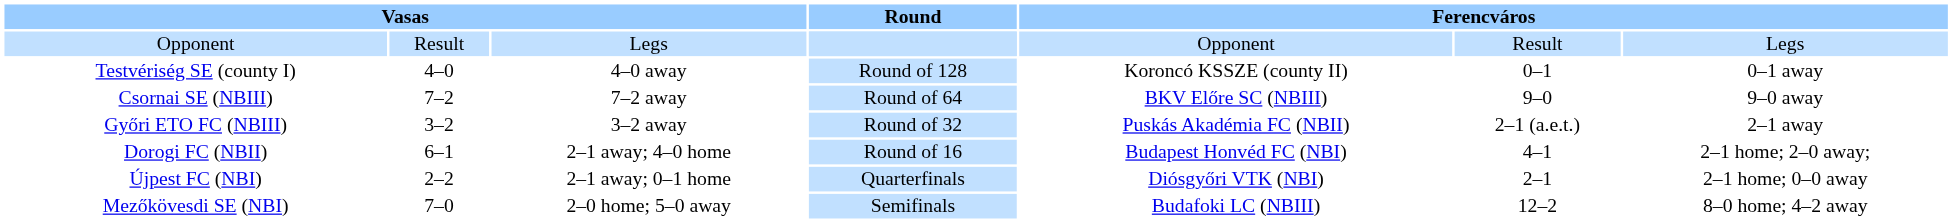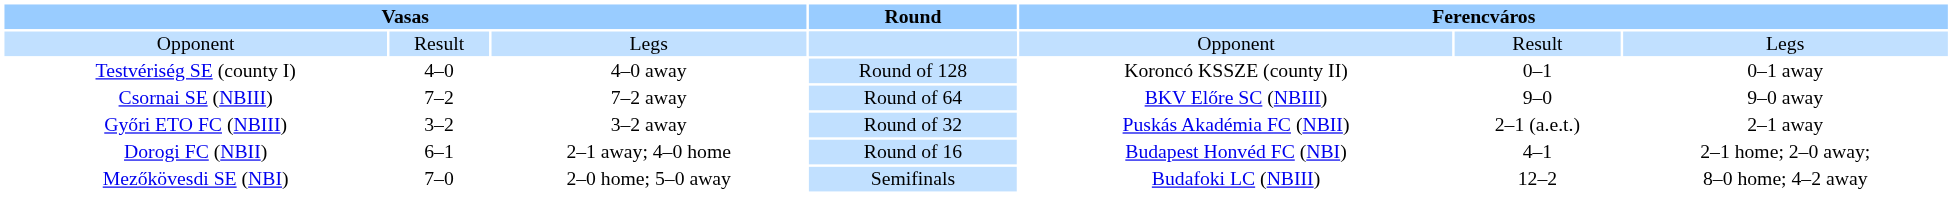- row: (196, 179)
